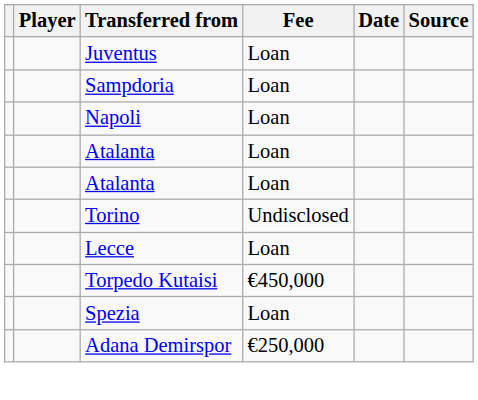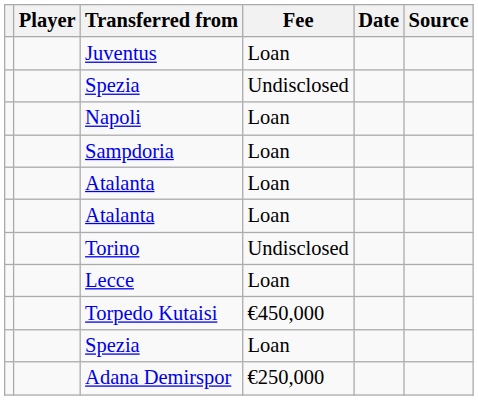+ row: (112, 85)
rows swapped: (113, 118) <-> (129, 85)
